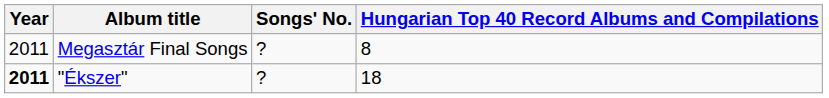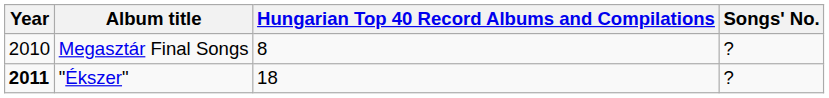columns swapped: (304, 19) <-> (590, 19)
(29, 48) 2011 -> (30, 48) 2010
